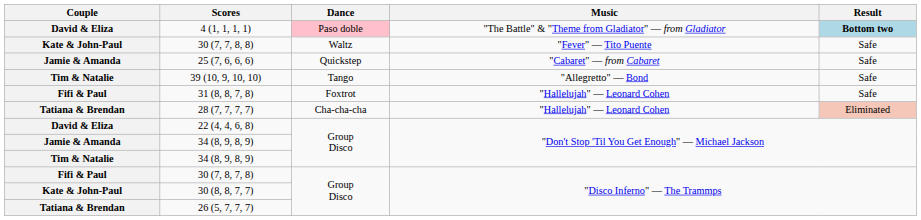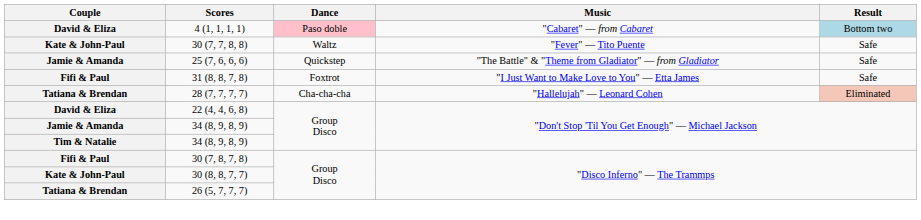(604, 28) "The Battle" & "Theme from Gladiator" — from Gladiator -> (598, 28) "Cabaret" — from Cabaret
(868, 28) bold -> (868, 28) normal
(604, 61) "Cabaret" — from Cabaret -> (598, 61) "The Battle" & "Theme from Gladiator" — from Gladiator
- row: (82, 77)
(604, 93) "Hallelujah" — Leonard Cohen -> (598, 77) "I Just Want to Make Love to You" — Etta James
